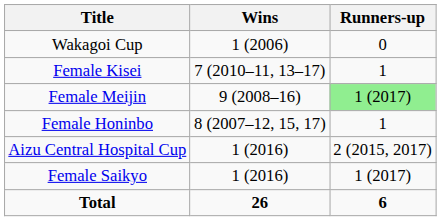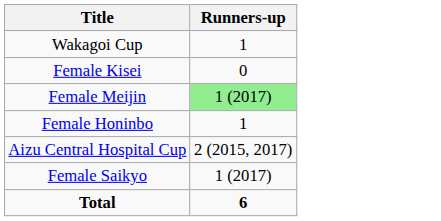- column: (260, 17)
(383, 44) 0 -> (243, 44) 1
(383, 70) 1 -> (243, 70) 0
